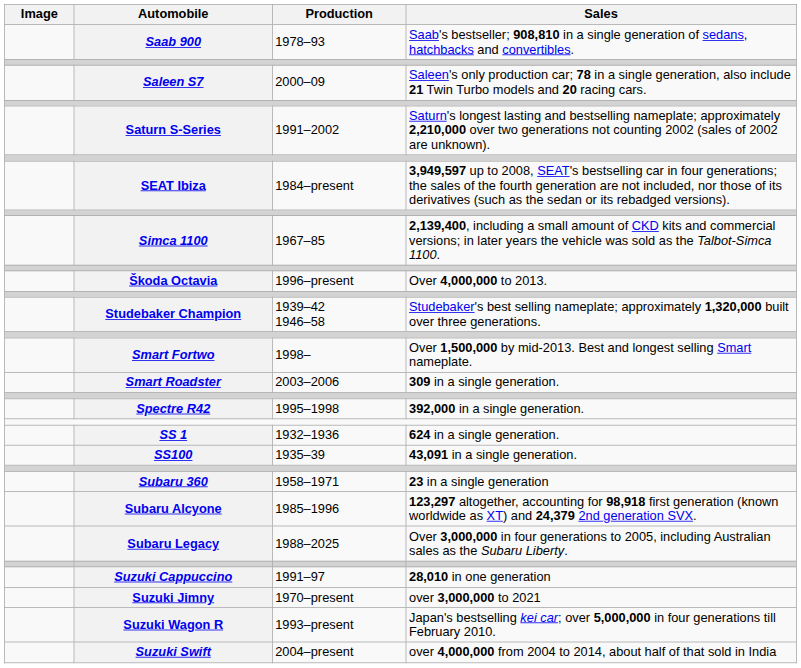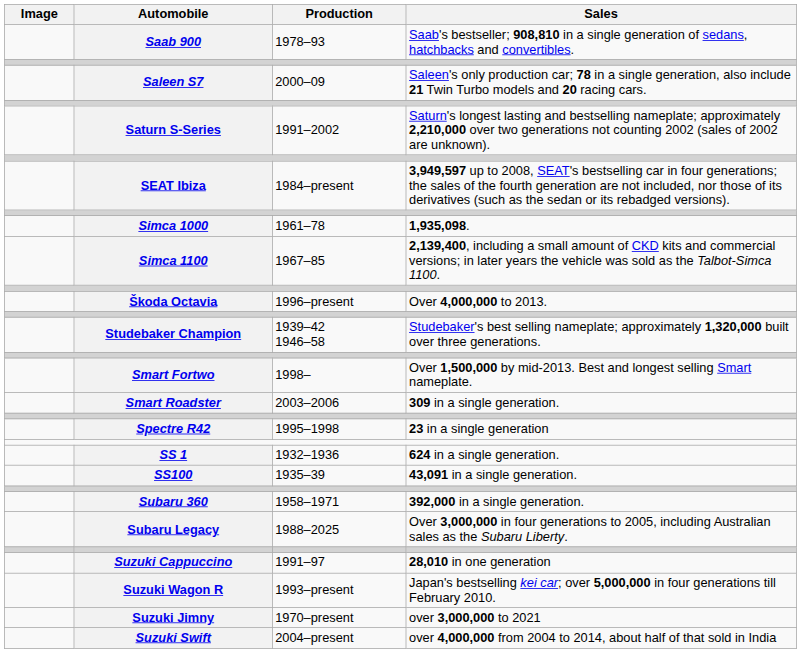+ row: (173, 226)
(497, 408) 392,000 in a single generation. -> (479, 429) 23 in a single generation
(479, 481) 23 in a single generation -> (497, 501) 392,000 in a single generation.
- row: (173, 509)
rows swapped: (173, 597) <-> (173, 624)
